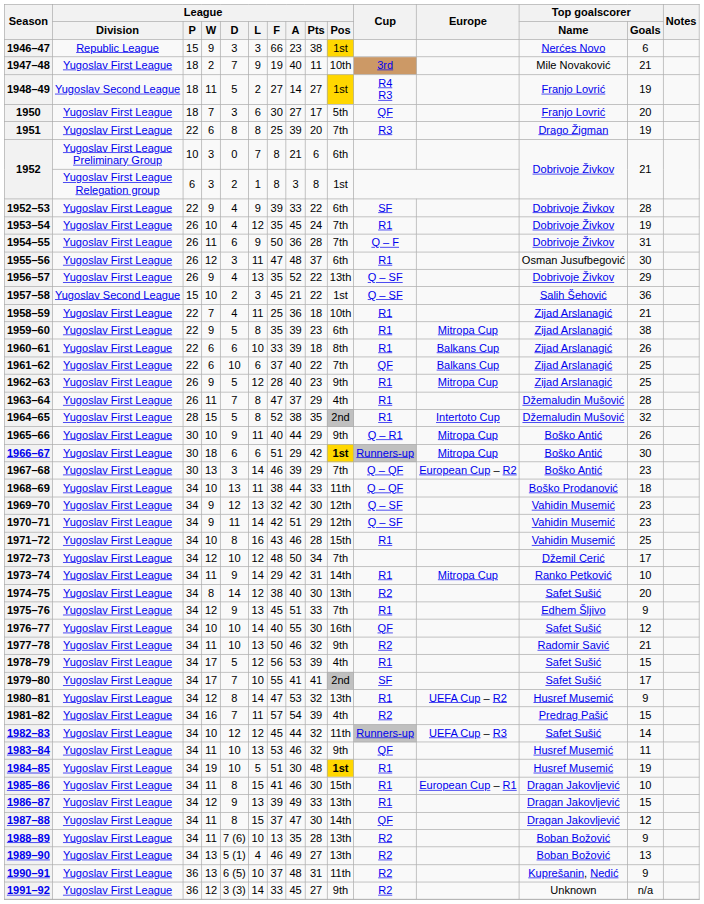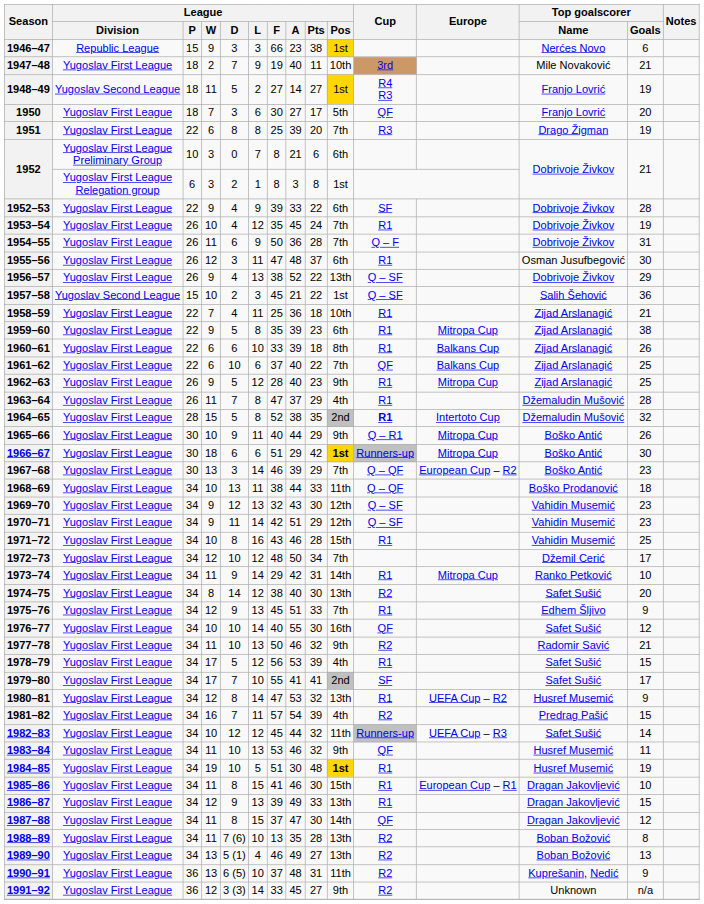(277, 278) 35 -> (277, 278) 38
(385, 418) normal -> (385, 418) bold
(296, 505) 42 -> (296, 505) 43
(645, 838) 9 -> (645, 838) 8
